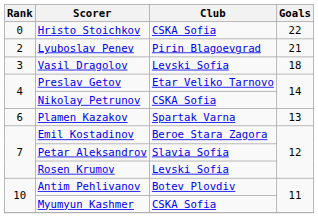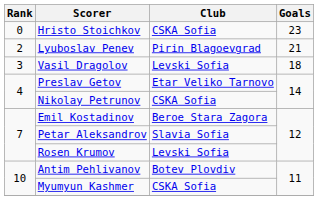(295, 30) 22 -> (295, 30) 23
- row: (83, 117)
